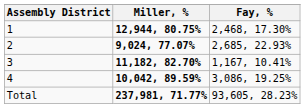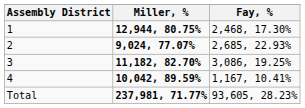(252, 62) 1,167, 10.41% -> (252, 62) 3,086, 19.25%
(252, 79) 3,086, 19.25% -> (252, 79) 1,167, 10.41%
